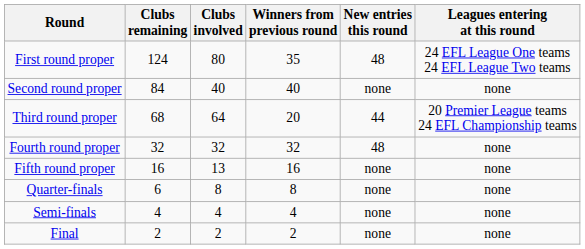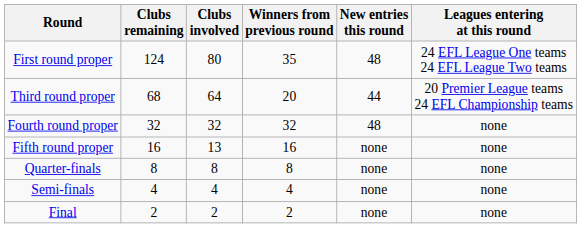- row: (65, 89)
(158, 190) 6 -> (154, 169) 8
